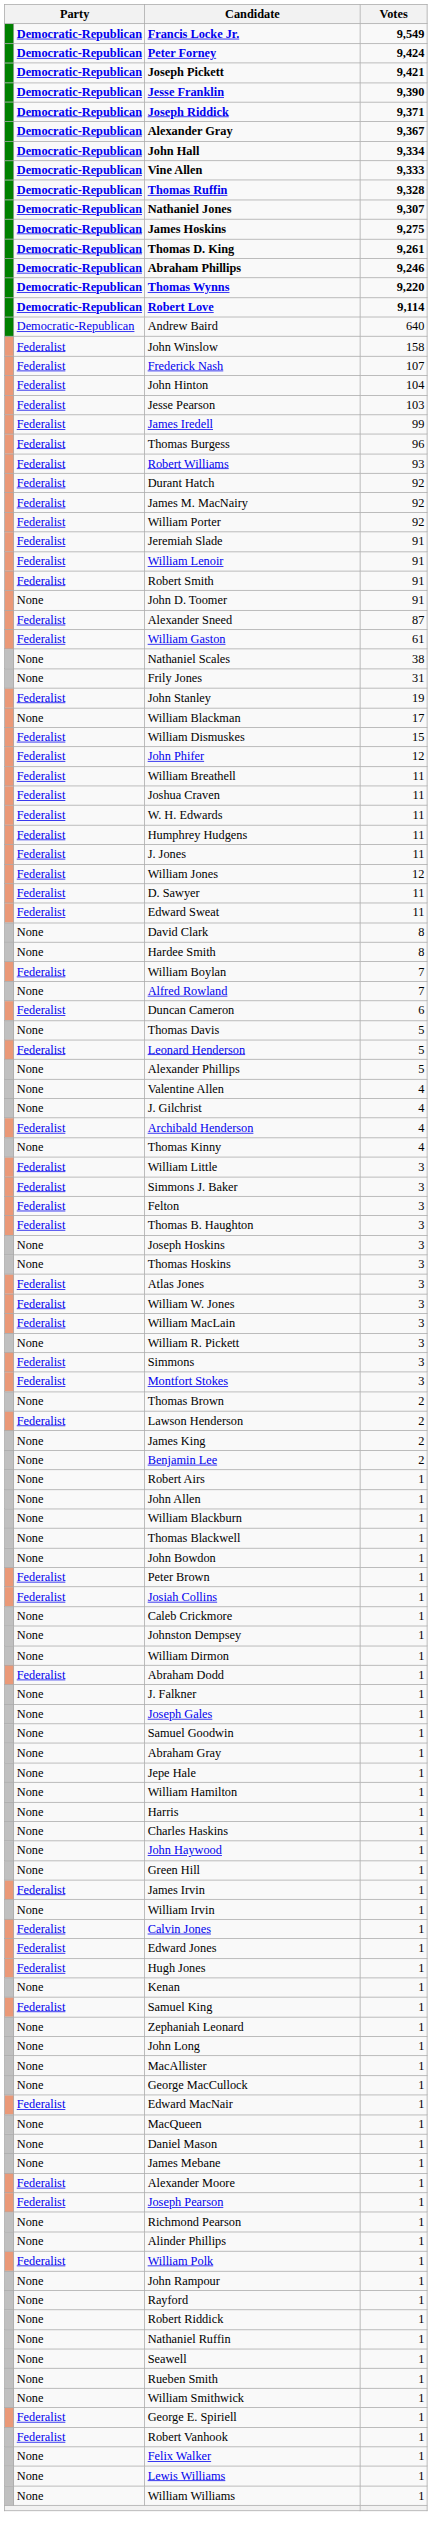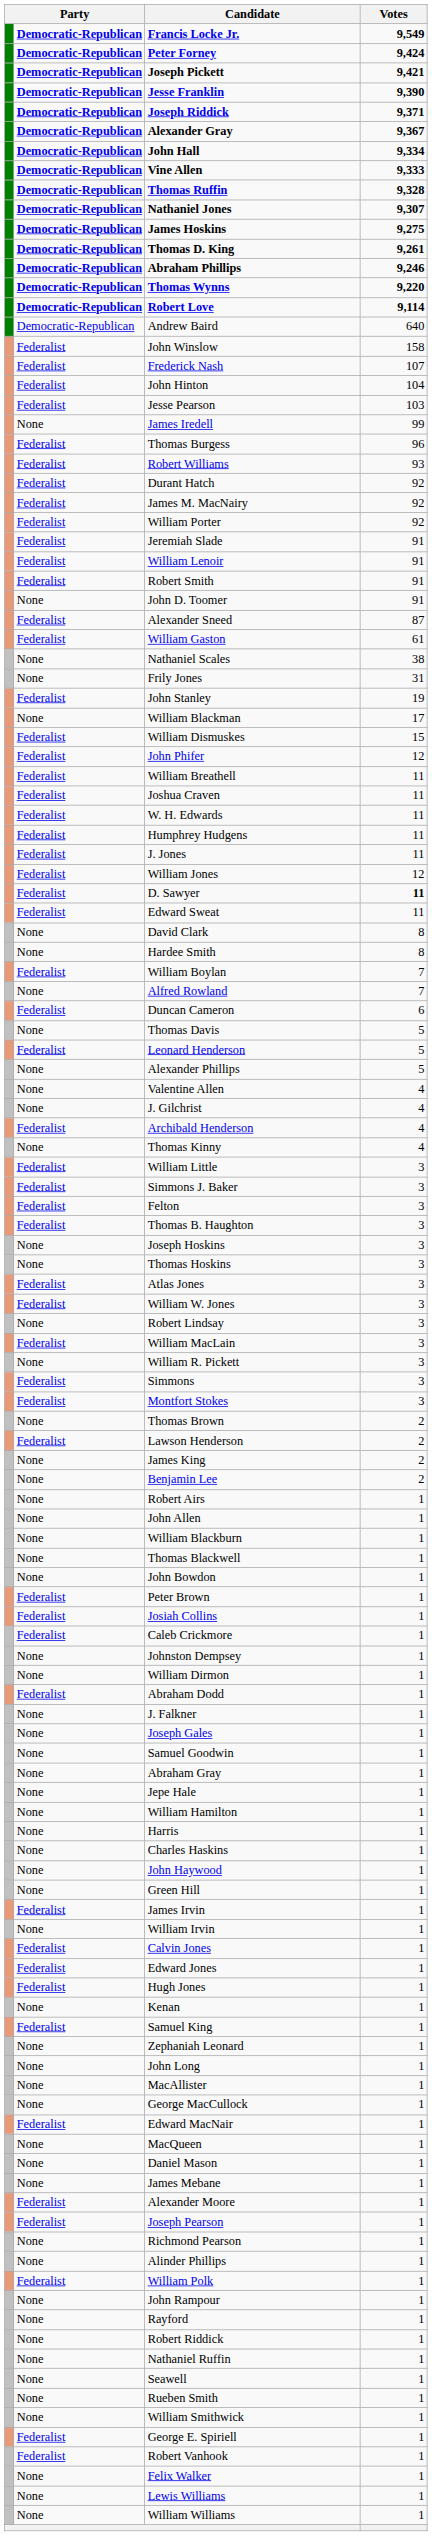(41, 424) Federalist -> (30, 424) None
(418, 893) normal -> (419, 893) bold
+ row: (186, 1323)
(30, 1616) None -> (41, 1635) Federalist
